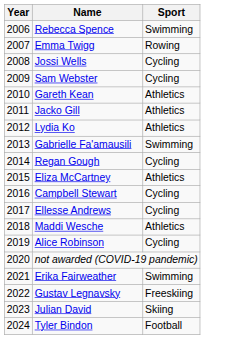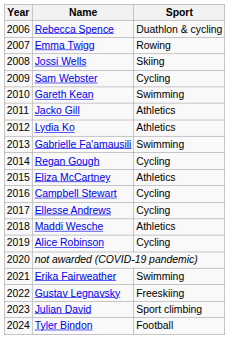(169, 29) Swimming -> (179, 29) Duathlon & cycling
(162, 62) Cycling -> (150, 62) Skiing
(165, 95) Athletics -> (160, 95) Swimming
(159, 309) Skiing -> (169, 309) Sport climbing
